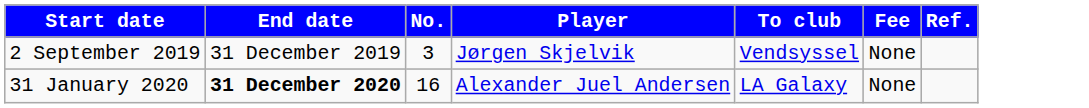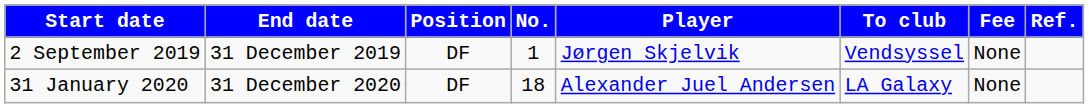+ column: (458, 21)
(428, 53) 3 -> (533, 53) 1
(305, 86) bold -> (305, 86) normal
(428, 86) 16 -> (533, 86) 18
